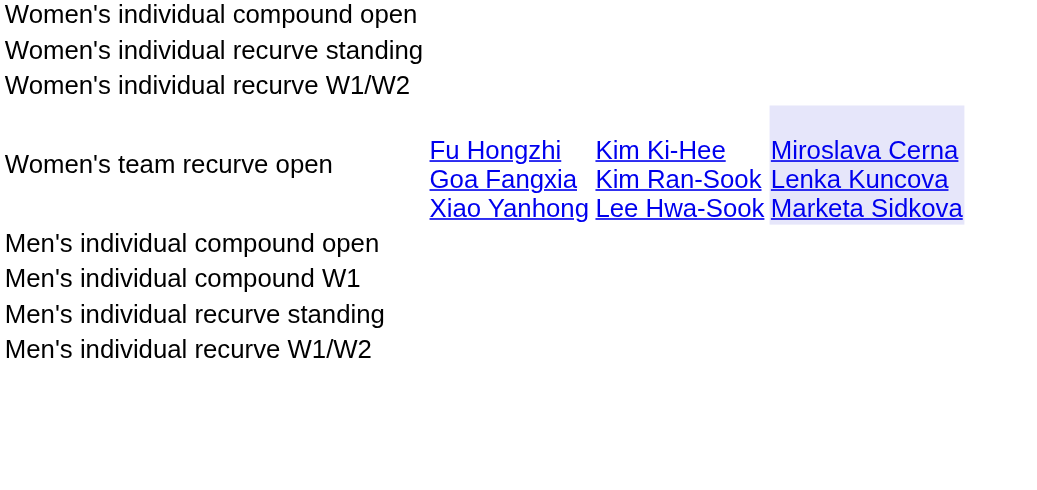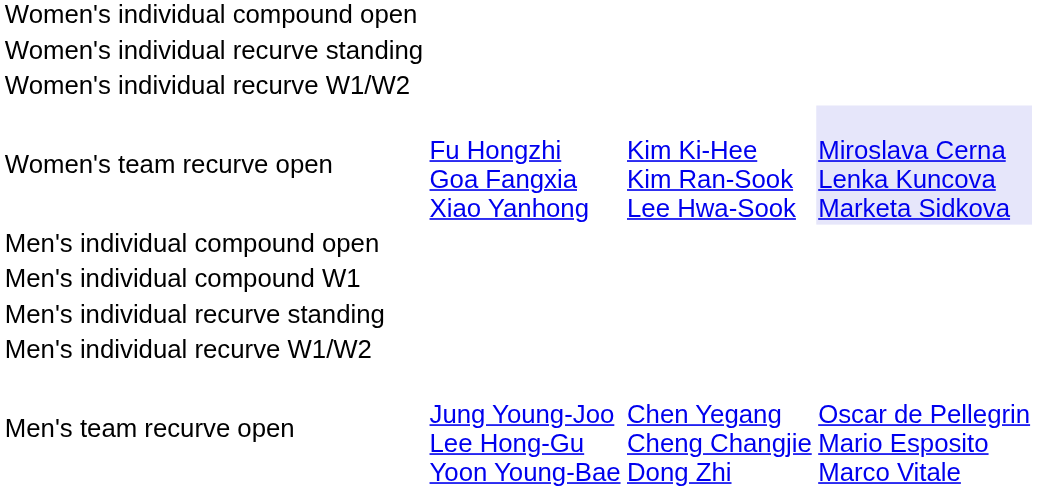+ row: (150, 428)
